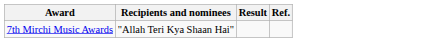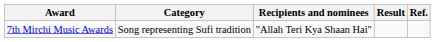+ column: (184, 12)
